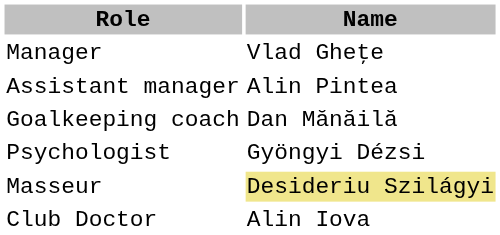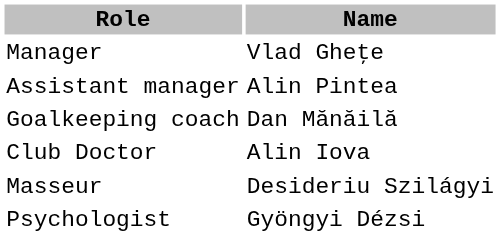rows swapped: (82, 220) <-> (89, 153)
(370, 187) khaki background -> (370, 187) no background
